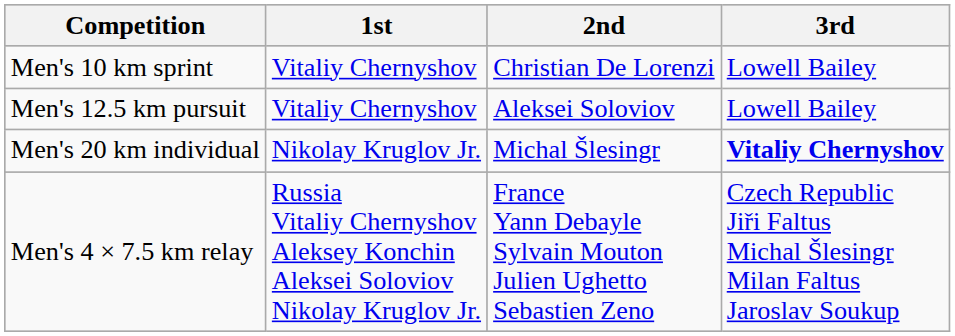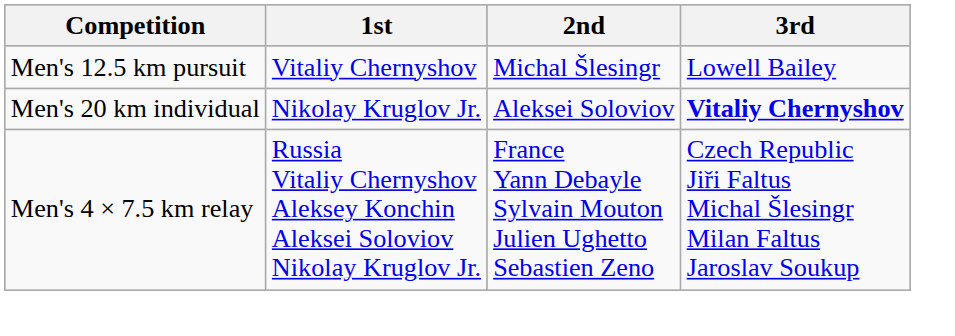- row: (112, 66)
(584, 108) Aleksei Soloviov -> (577, 66) Michal Šlesingr
(577, 150) Michal Šlesingr -> (584, 108) Aleksei Soloviov
